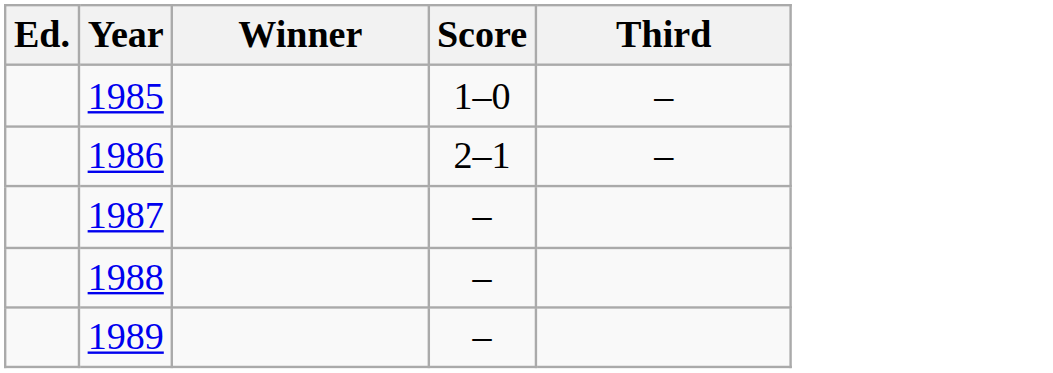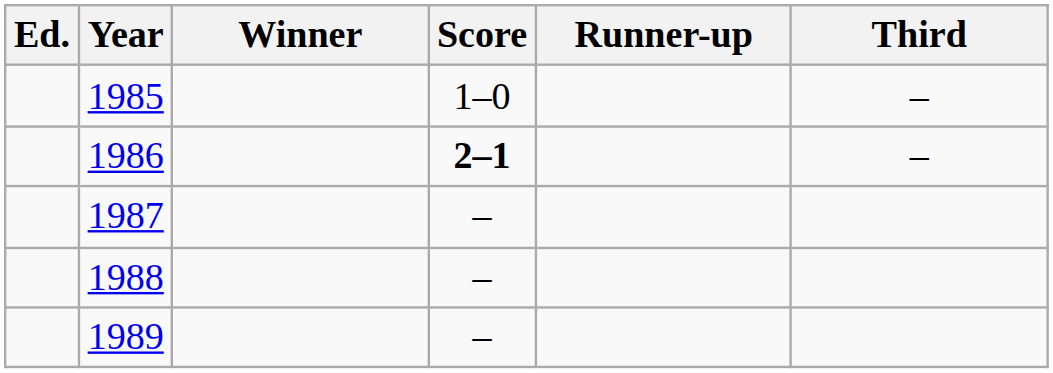+ column: (664, 34)
(482, 155) normal -> (482, 155) bold
